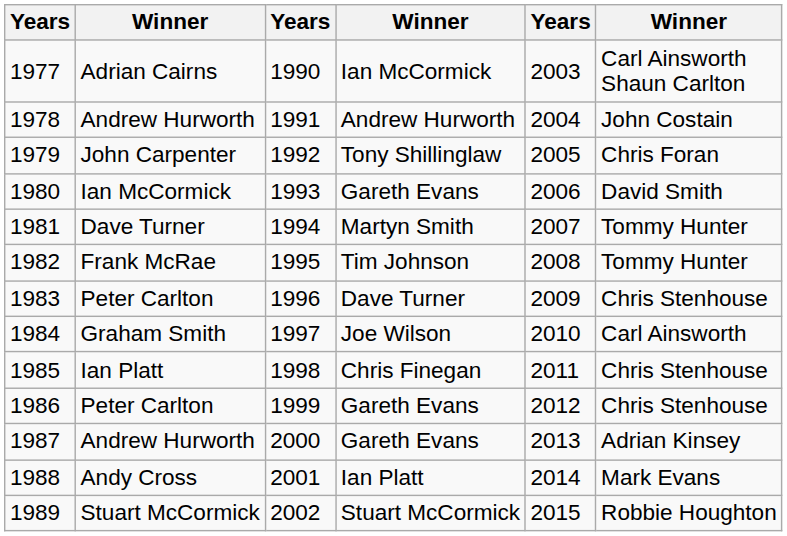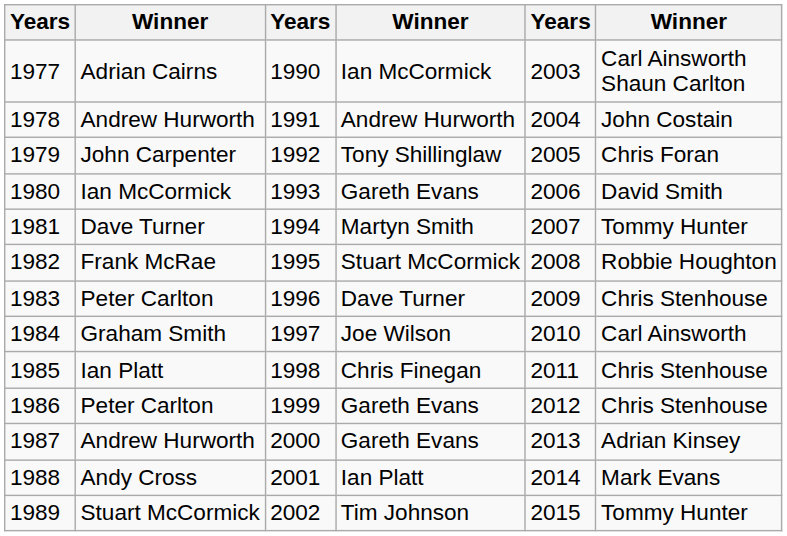(405, 262) Tim Johnson -> (430, 262) Stuart McCormick
(674, 262) Tommy Hunter -> (689, 262) Robbie Houghton
(430, 512) Stuart McCormick -> (405, 512) Tim Johnson
(689, 512) Robbie Houghton -> (674, 512) Tommy Hunter
